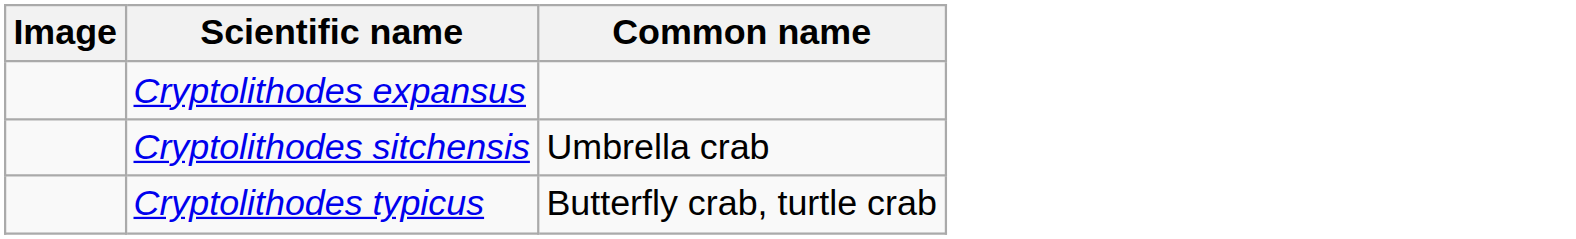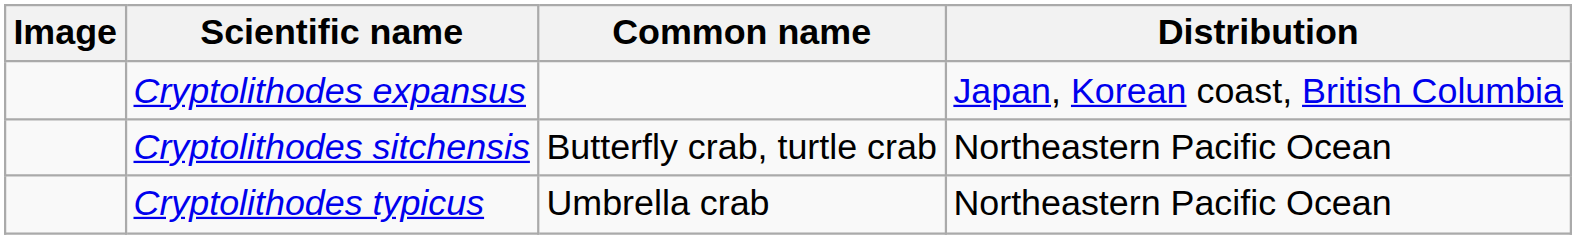+ column: (1258, 32)
(658, 146) Umbrella crab -> (742, 146) Butterfly crab, turtle crab
(742, 203) Butterfly crab, turtle crab -> (658, 203) Umbrella crab
